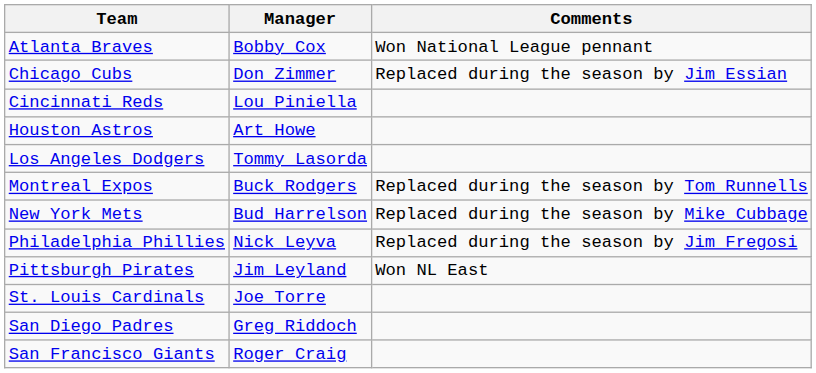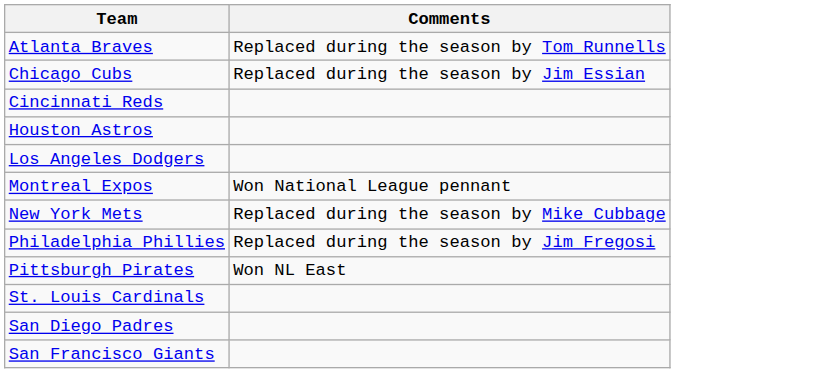- column: (300, 19)
(514, 47) Won National League pennant -> (449, 47) Replaced during the season by Tom Runnells
(591, 186) Replaced during the season by Tom Runnells -> (372, 186) Won National League pennant
